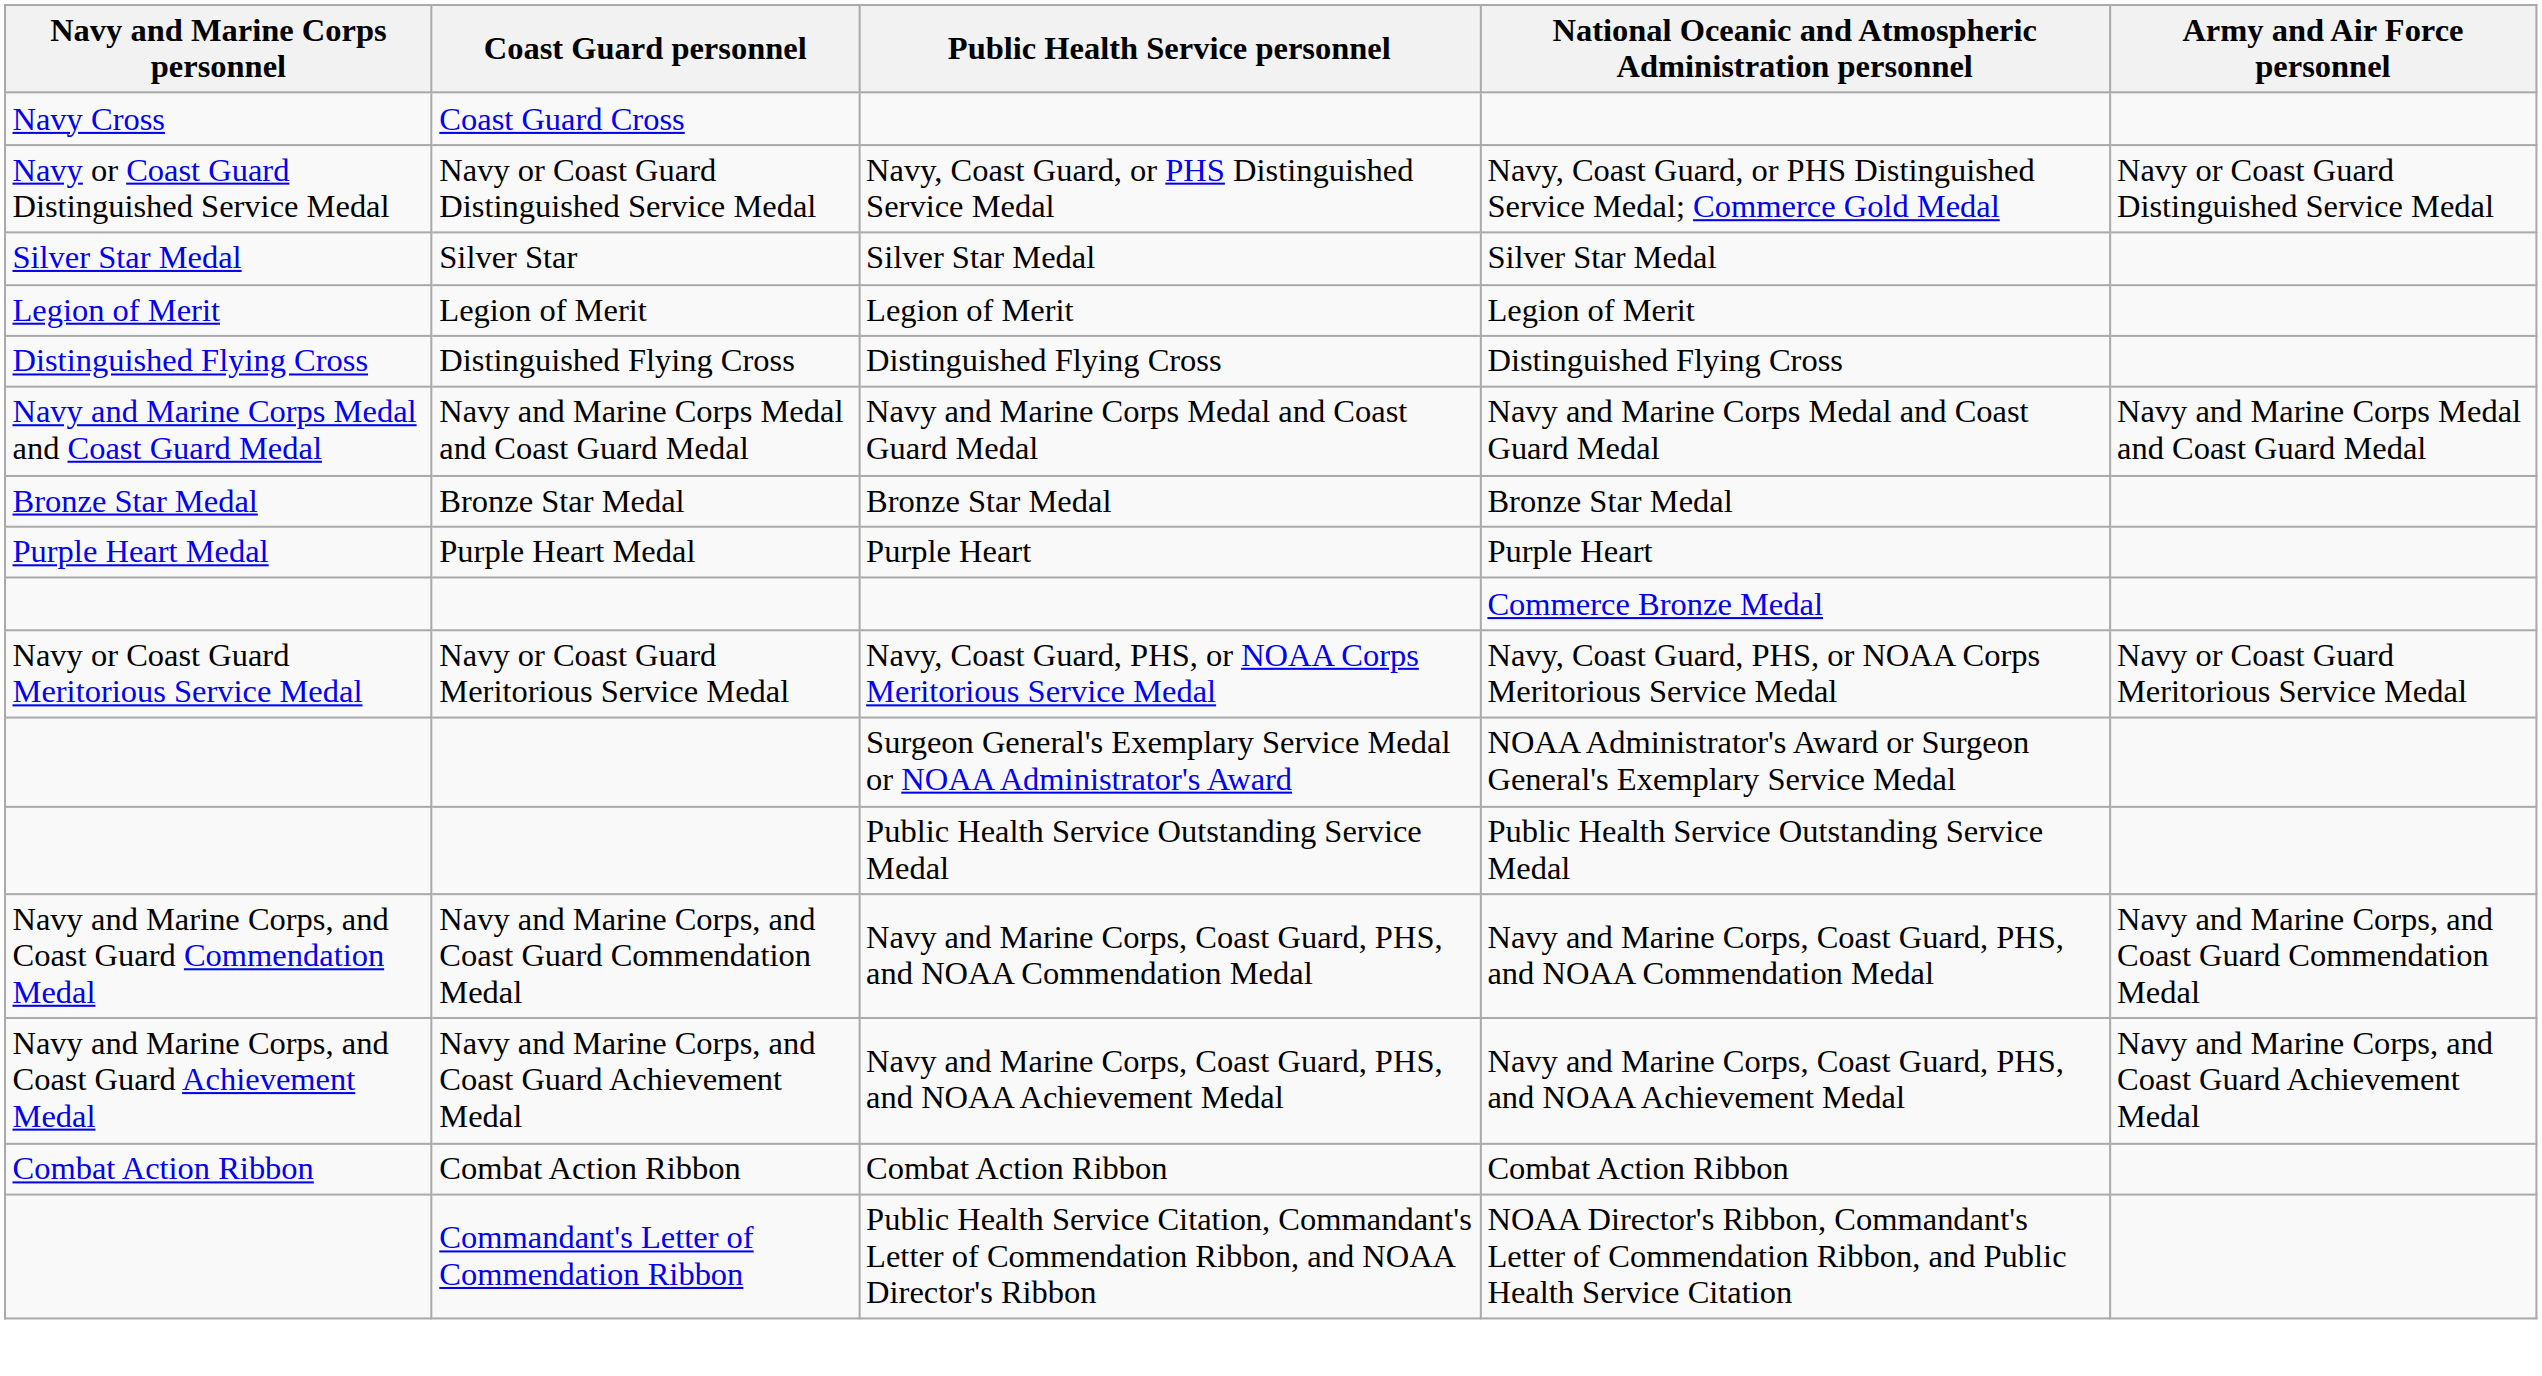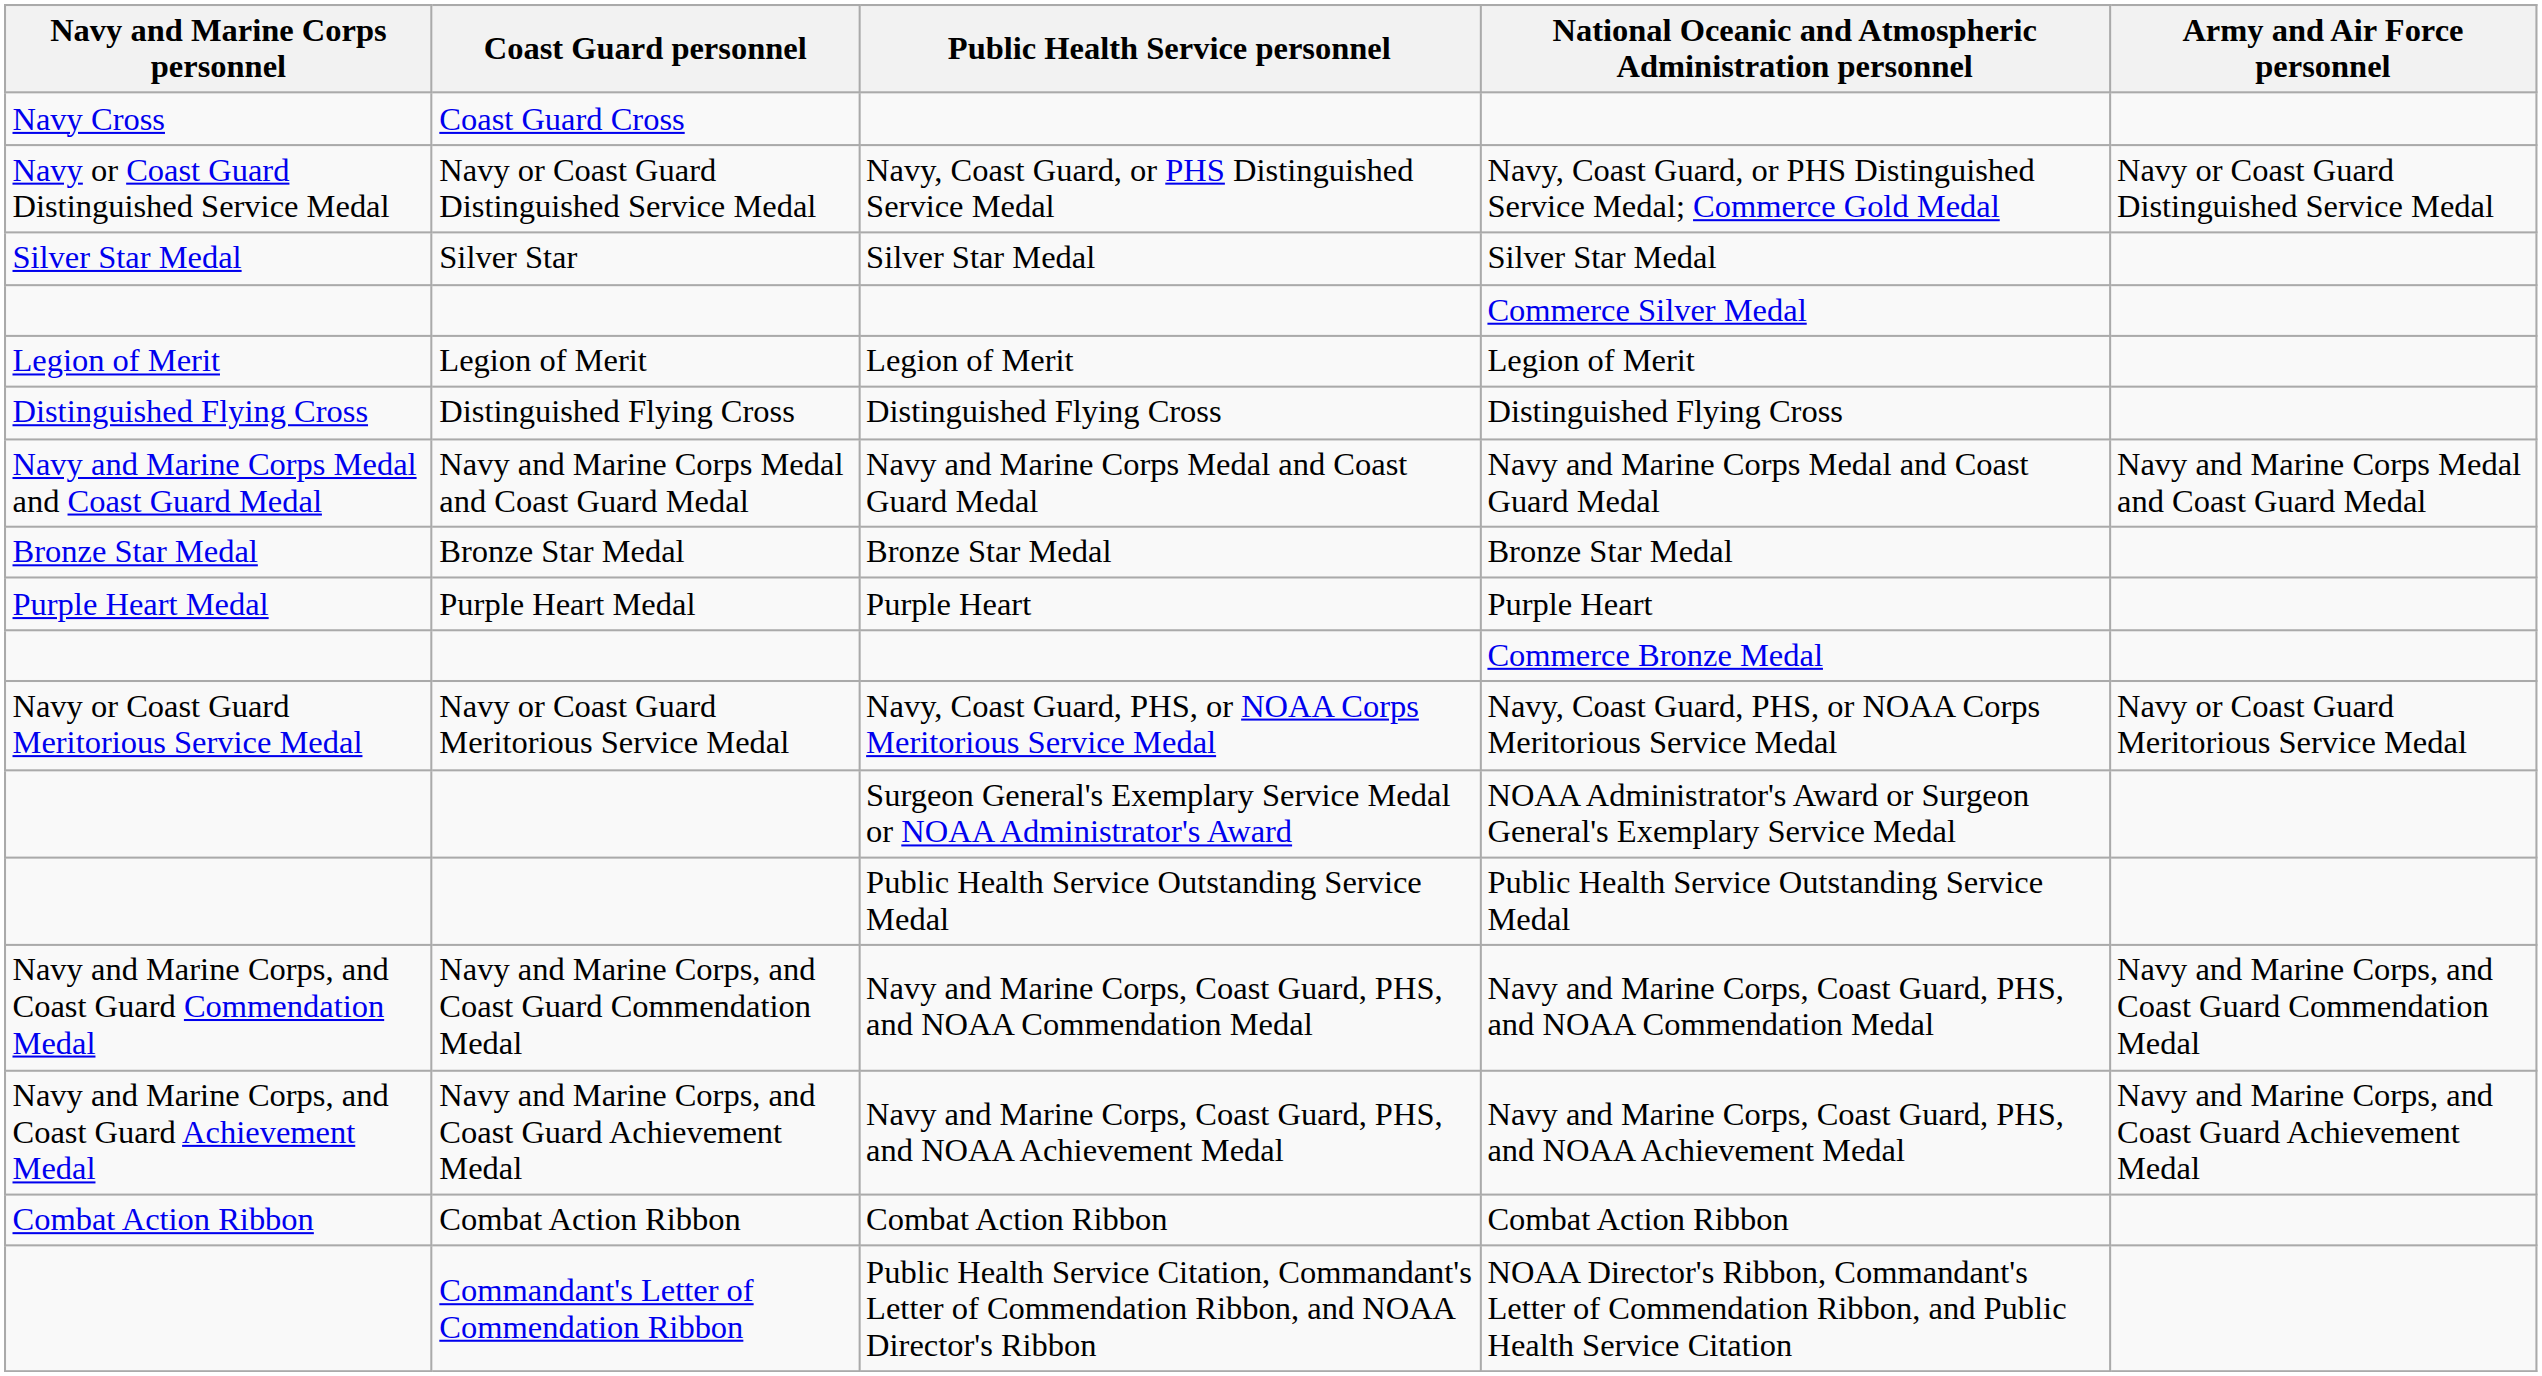+ row: (1647, 309)
